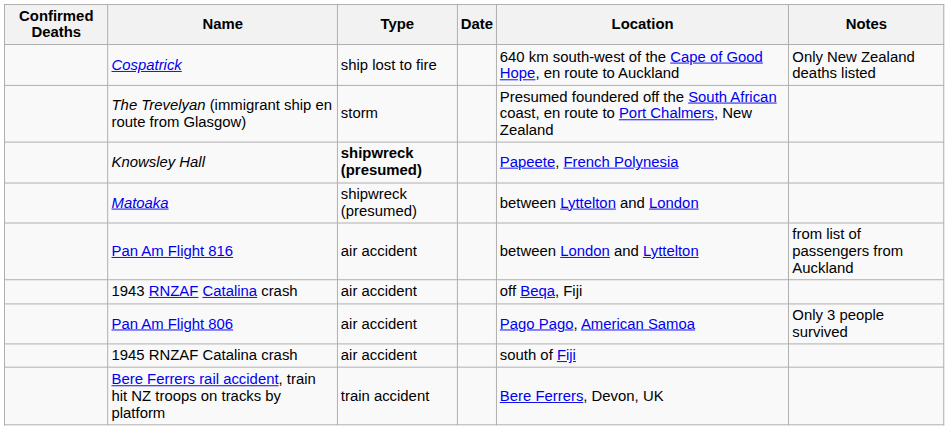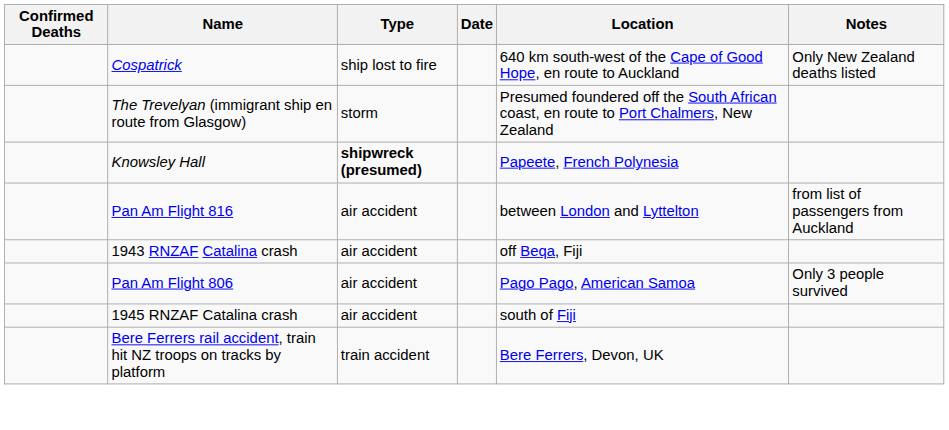- row: (140, 202)
